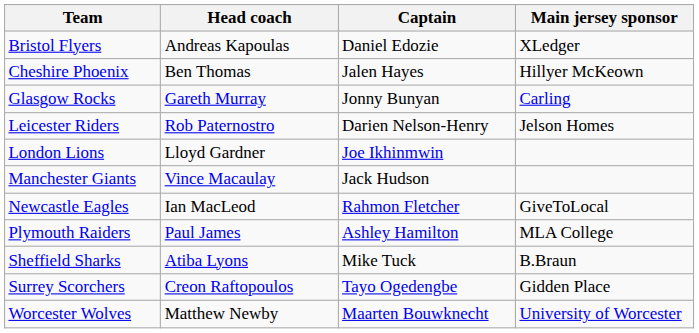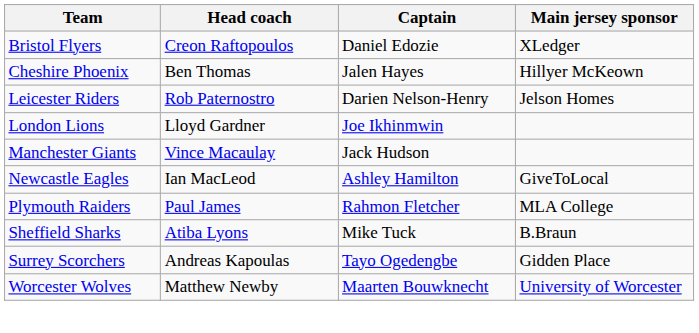(227, 44) Andreas Kapoulas -> (229, 44) Creon Raftopoulos
- row: (62, 98)
(401, 206) Rahmon Fletcher -> (400, 179) Ashley Hamilton
(400, 233) Ashley Hamilton -> (401, 206) Rahmon Fletcher
(229, 286) Creon Raftopoulos -> (227, 260) Andreas Kapoulas
